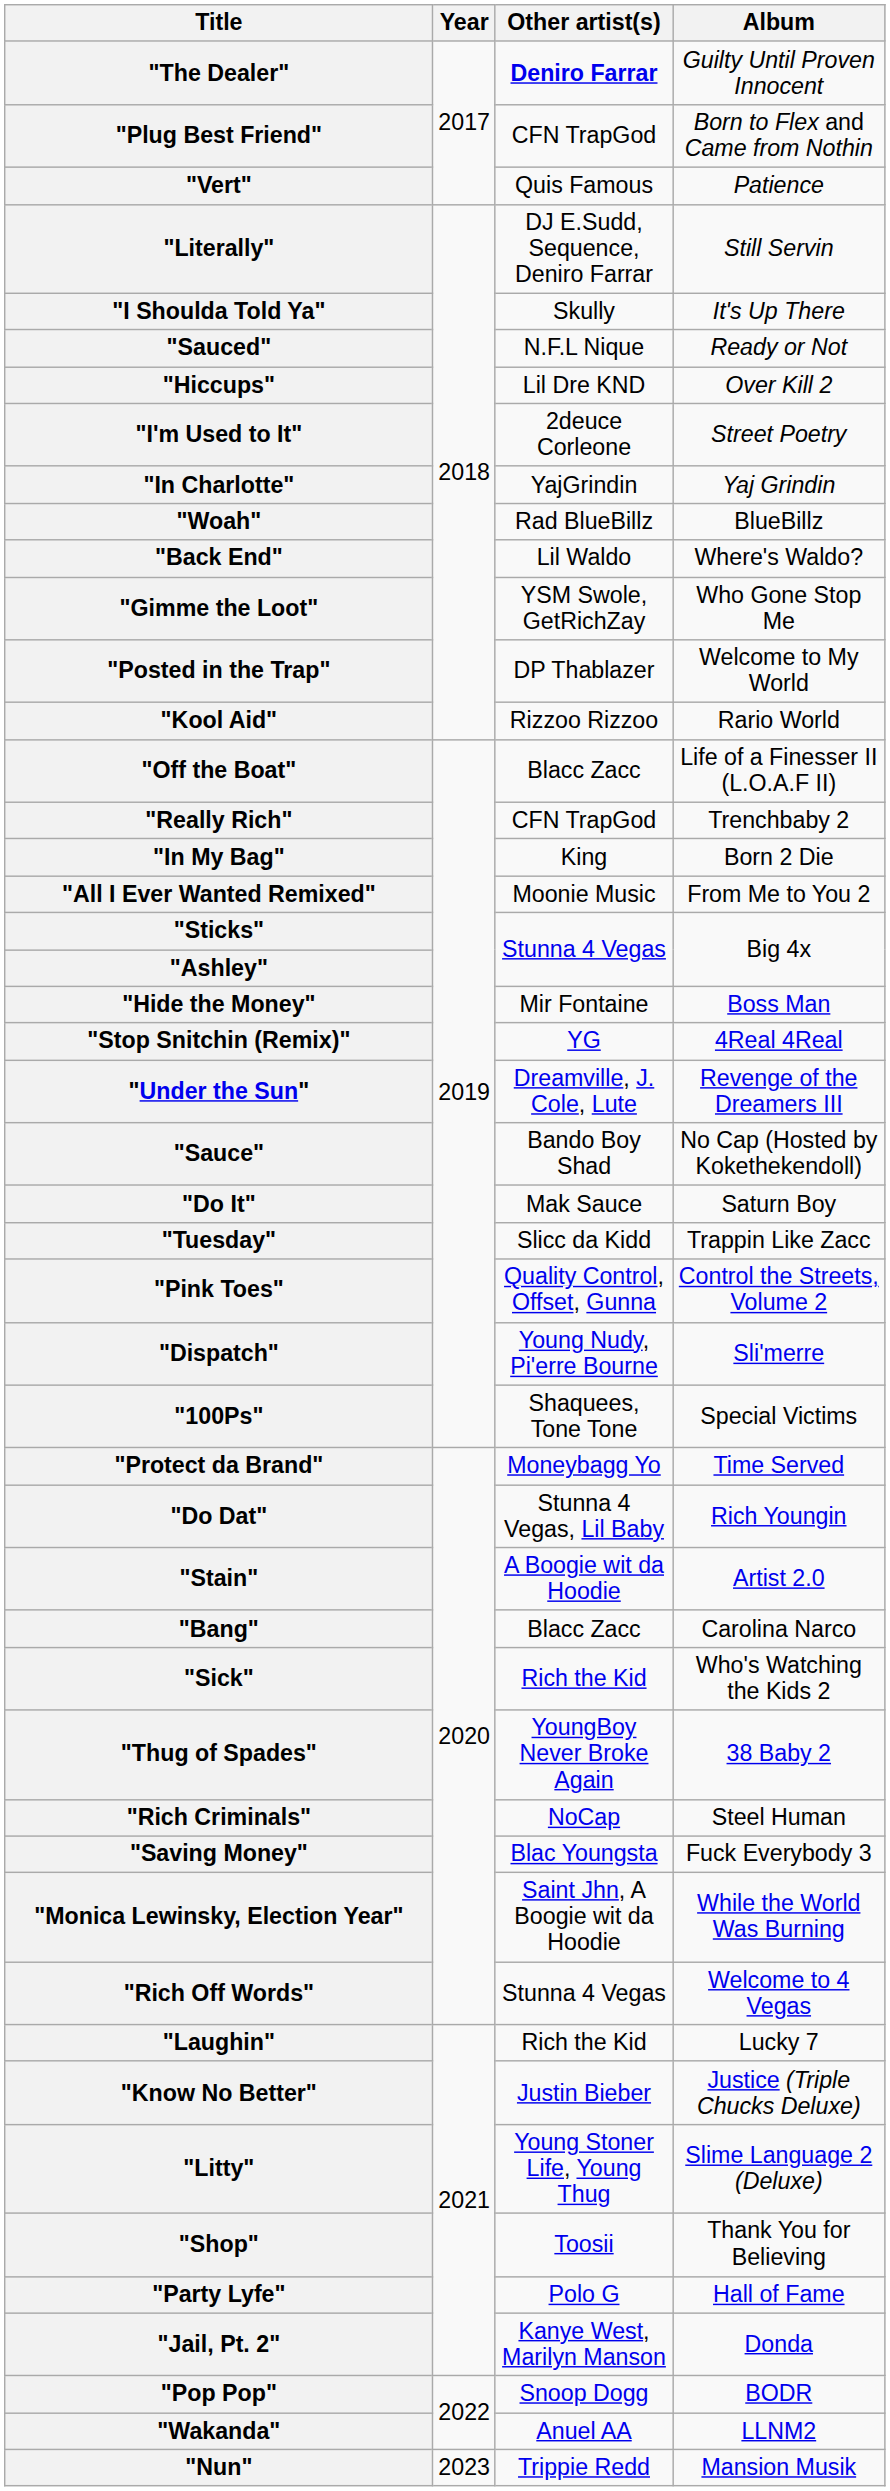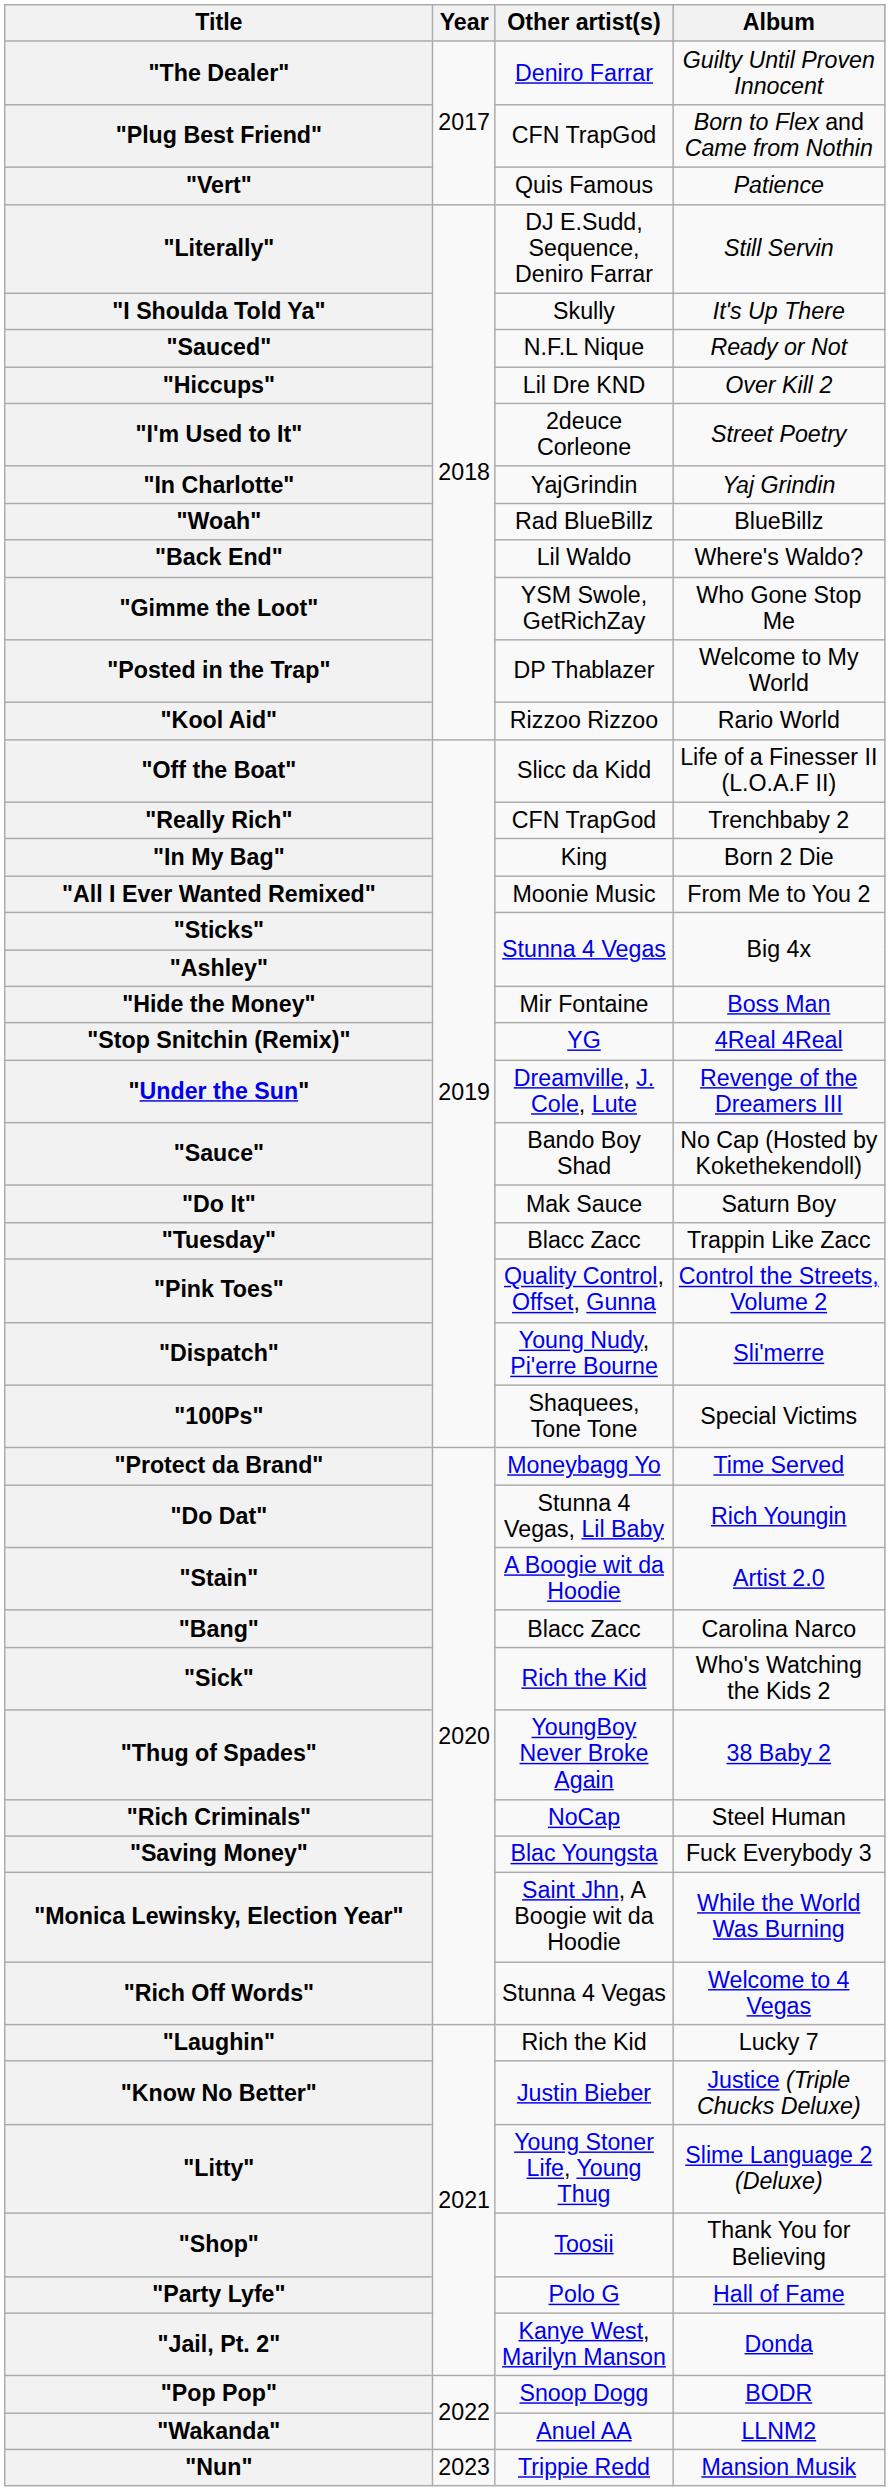(584, 72) bold -> (584, 72) normal
(584, 770) Blacc Zacc -> (584, 770) Slicc da Kidd
(584, 1240) Slicc da Kidd -> (584, 1240) Blacc Zacc
